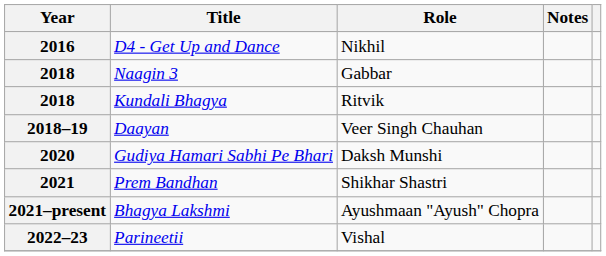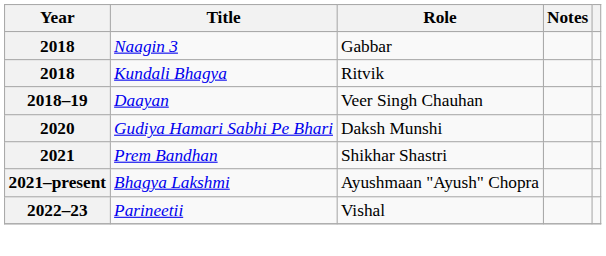- row: (197, 45)
